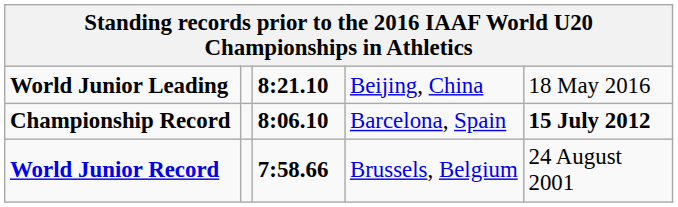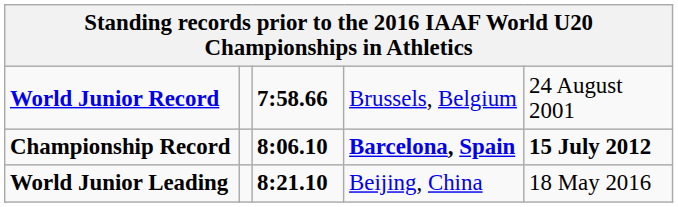rows swapped: (115, 170) <-> (119, 84)
(428, 120) normal -> (432, 146) bold
